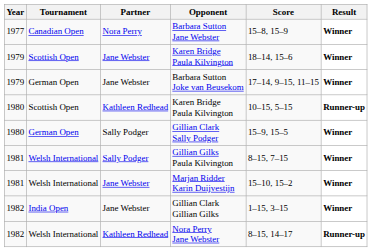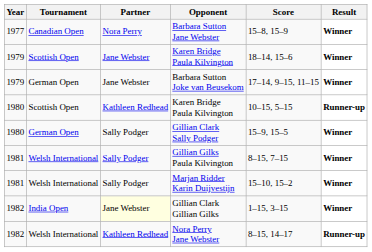(126, 183) Jane Webster -> (125, 183) Sally Podger
(126, 209) no background -> (126, 209) lightyellow background
